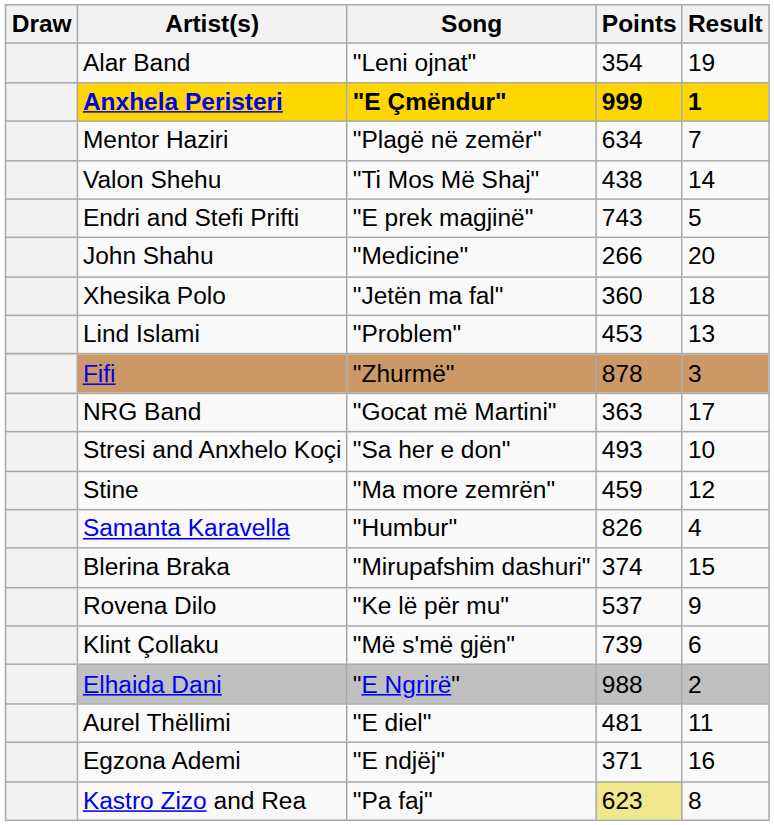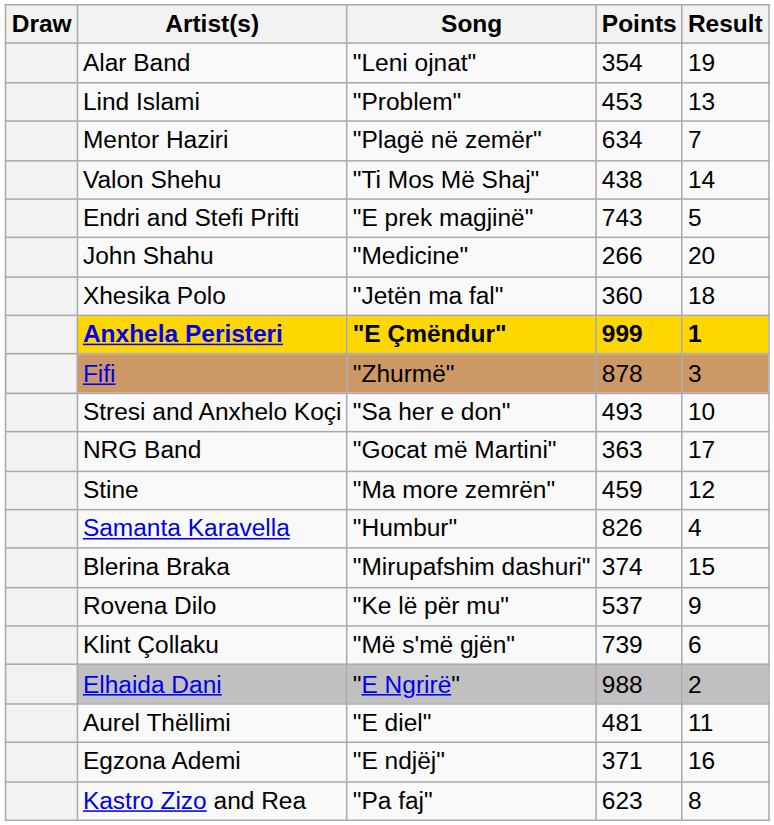rows swapped: (183, 101) <-> (141, 334)
rows swapped: (142, 412) <-> (212, 450)
(622, 800) khaki background -> (622, 800) no background
